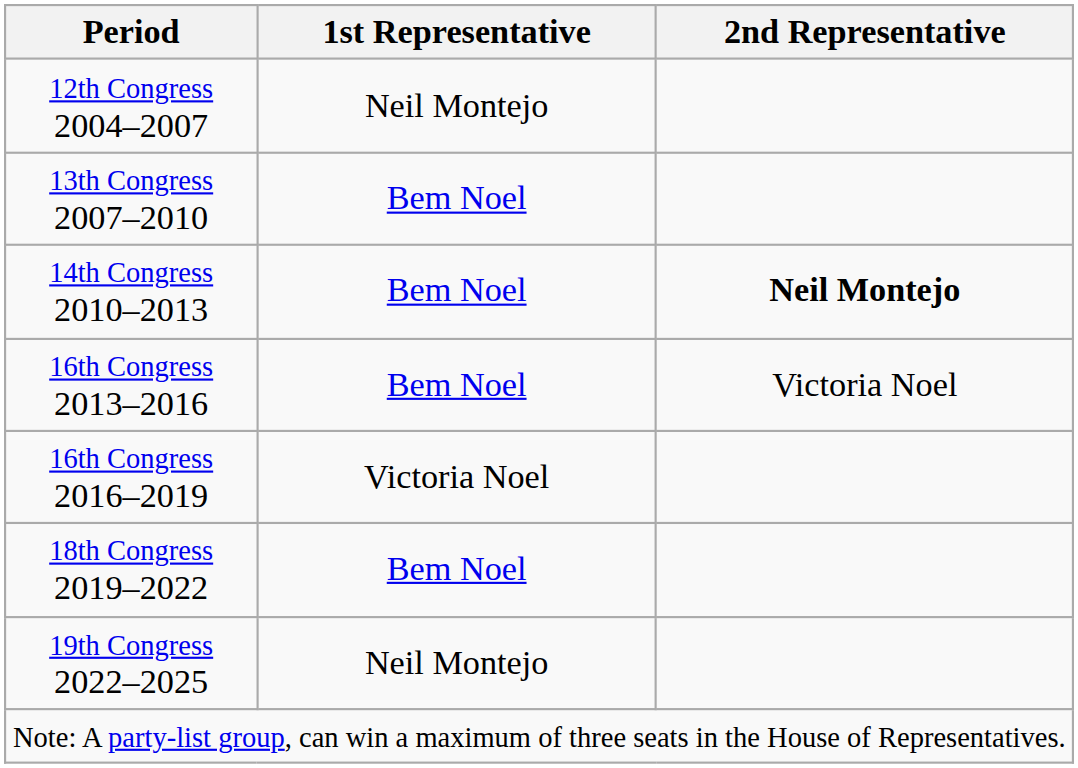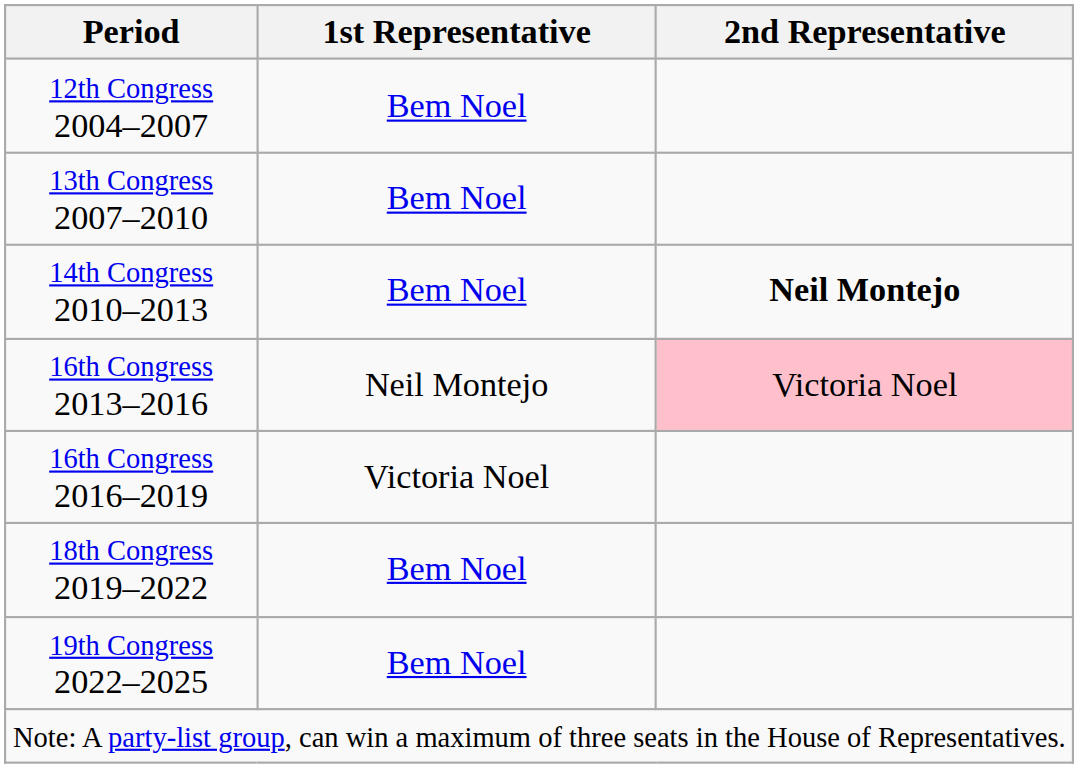(457, 105) Neil Montejo -> (457, 105) Bem Noel
(457, 383) Bem Noel -> (457, 383) Neil Montejo
(865, 383) no background -> (865, 383) pink background
(457, 662) Neil Montejo -> (457, 662) Bem Noel
